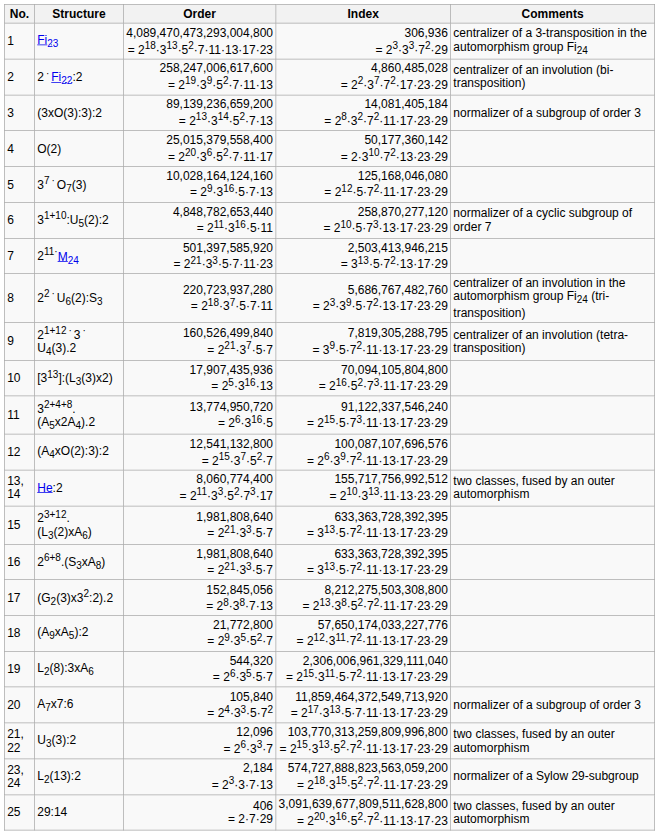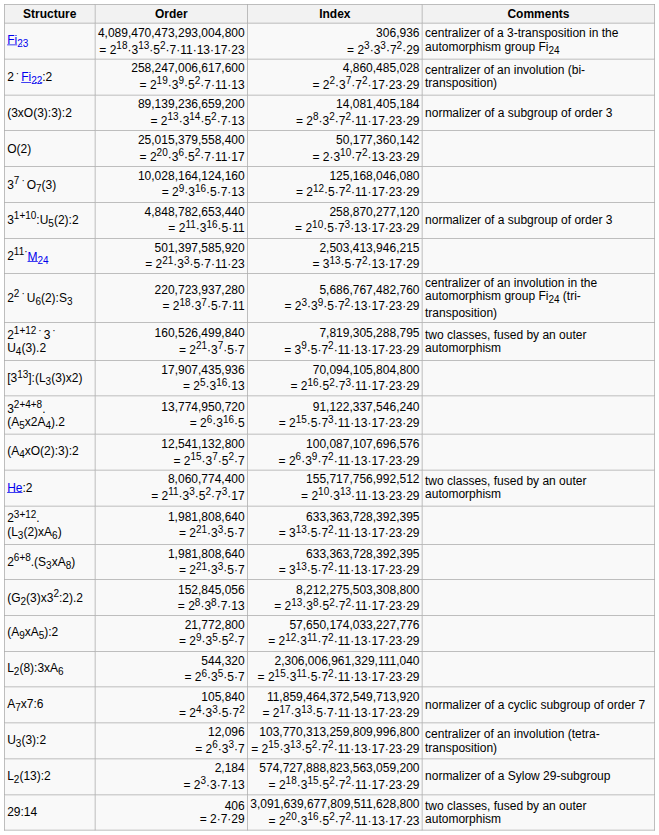- column: (19, 14)
(543, 220) normalizer of a cyclic subgroup of order 7 -> (519, 220) normalizer of a subgroup of order 3
(541, 341) centralizer of an involution (tetra-transposition) -> (506, 341) two classes, fused by an outer automorphism
(547, 705) normalizer of a subgroup of order 3 -> (535, 705) normalizer of a cyclic subgroup of order 7
(534, 740) two classes, fused by an outer automorphism -> (512, 740) centralizer of an involution (tetra-transposition)
